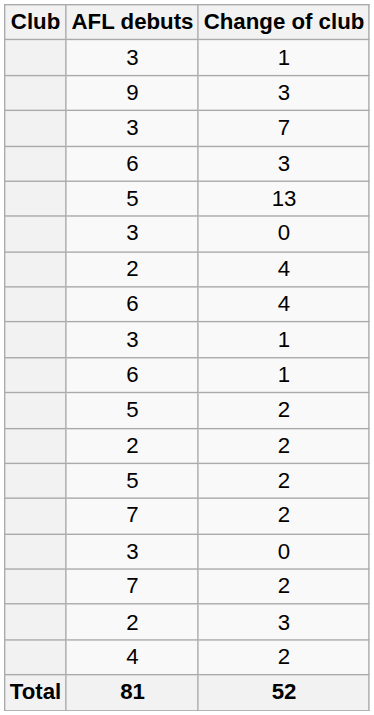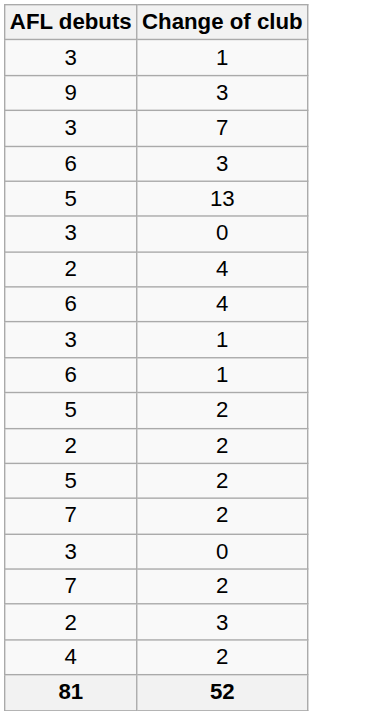- column: (36, 22)
